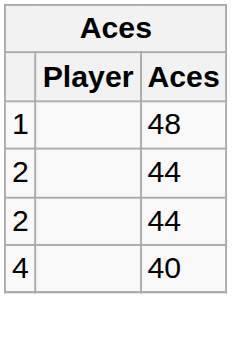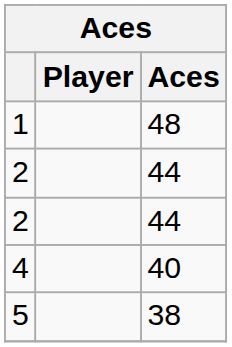+ row: (20, 316)
